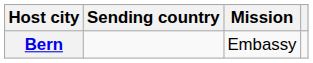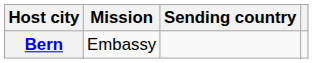columns swapped: (153, 17) <-> (262, 17)
